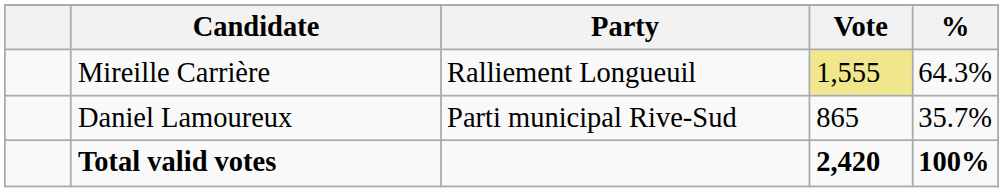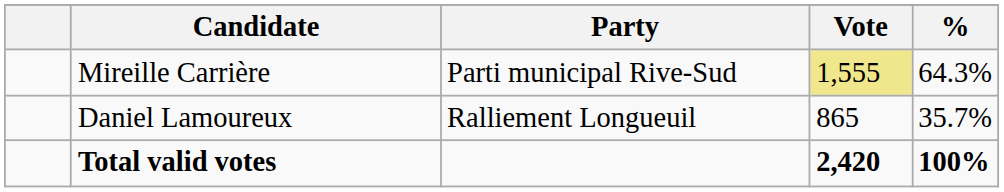(572, 72) Ralliement Longueuil -> (592, 72) Parti municipal Rive-Sud
(592, 117) Parti municipal Rive-Sud -> (572, 117) Ralliement Longueuil
